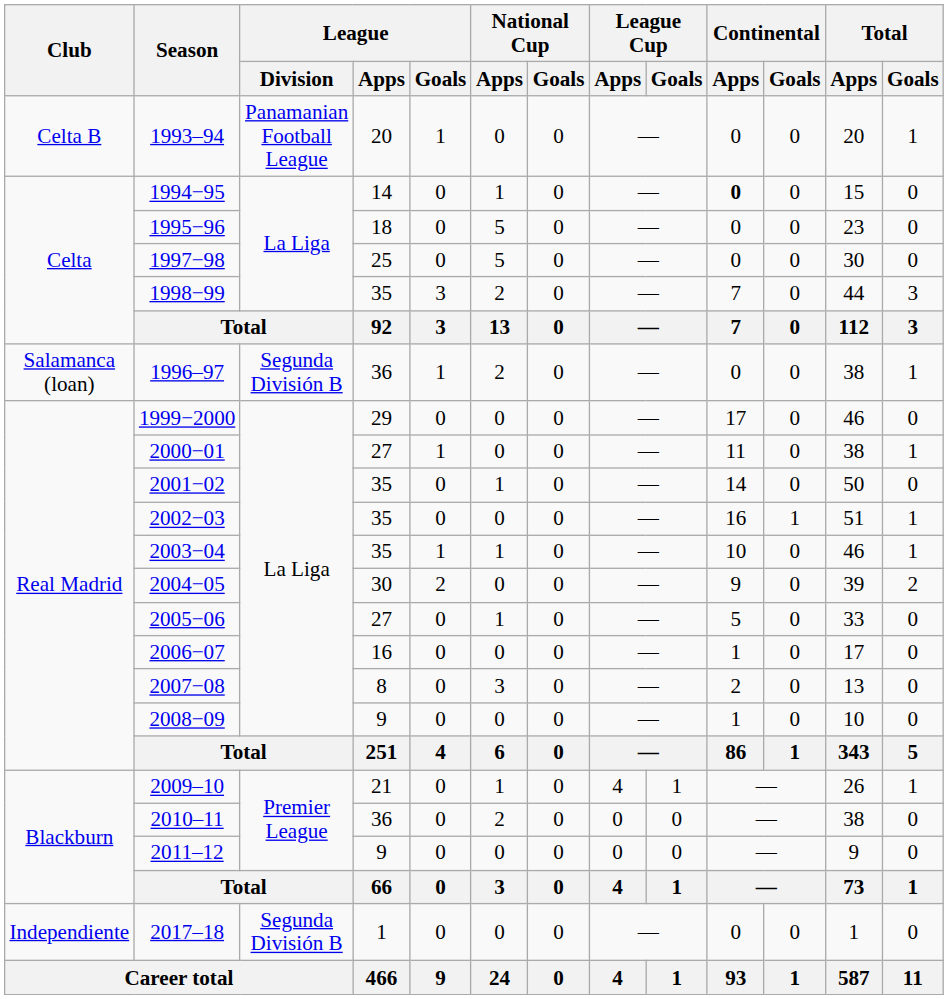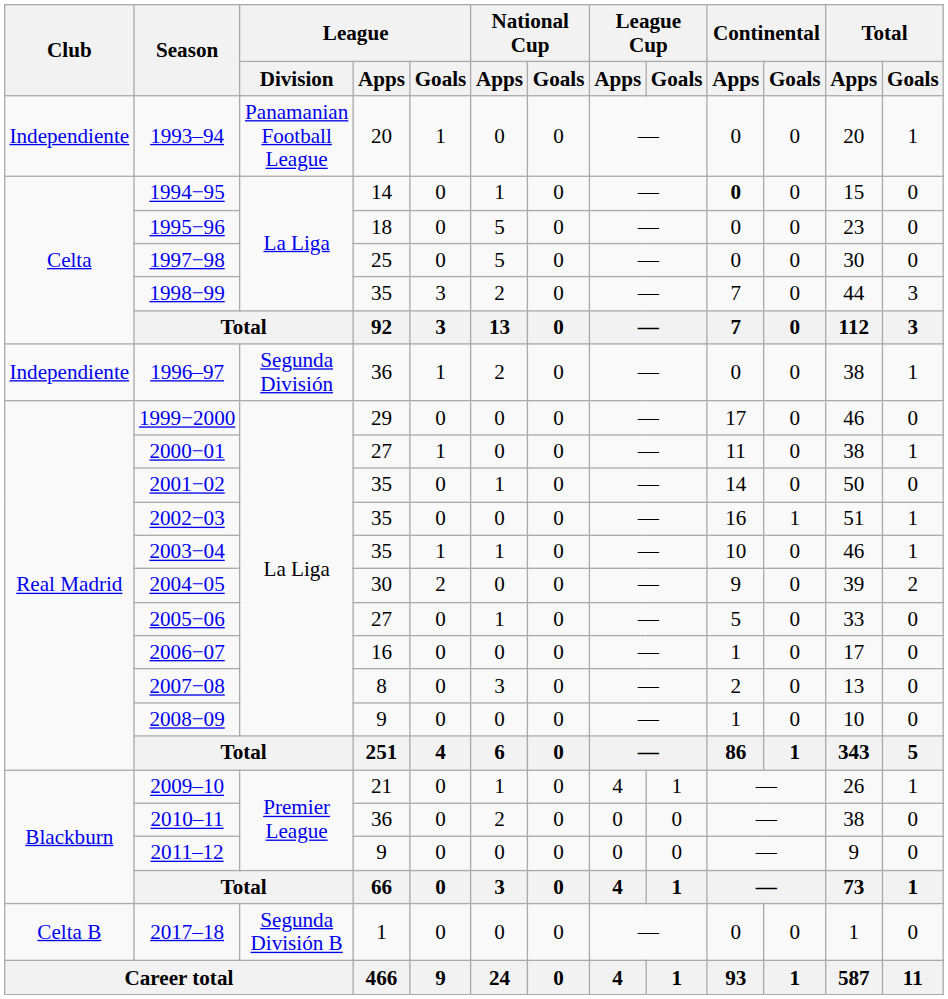(69, 135) Celta B -> (69, 135) Independiente
(69, 372) Salamanca (loan) -> (69, 372) Independiente
(297, 372) Segunda División B -> (297, 372) Segunda División
(69, 932) Independiente -> (69, 932) Celta B
